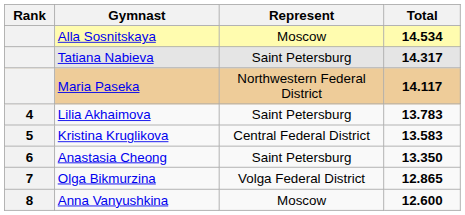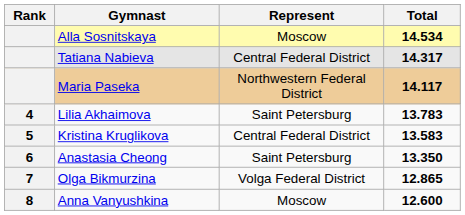(302, 58) Saint Petersburg -> (302, 58) Central Federal District
